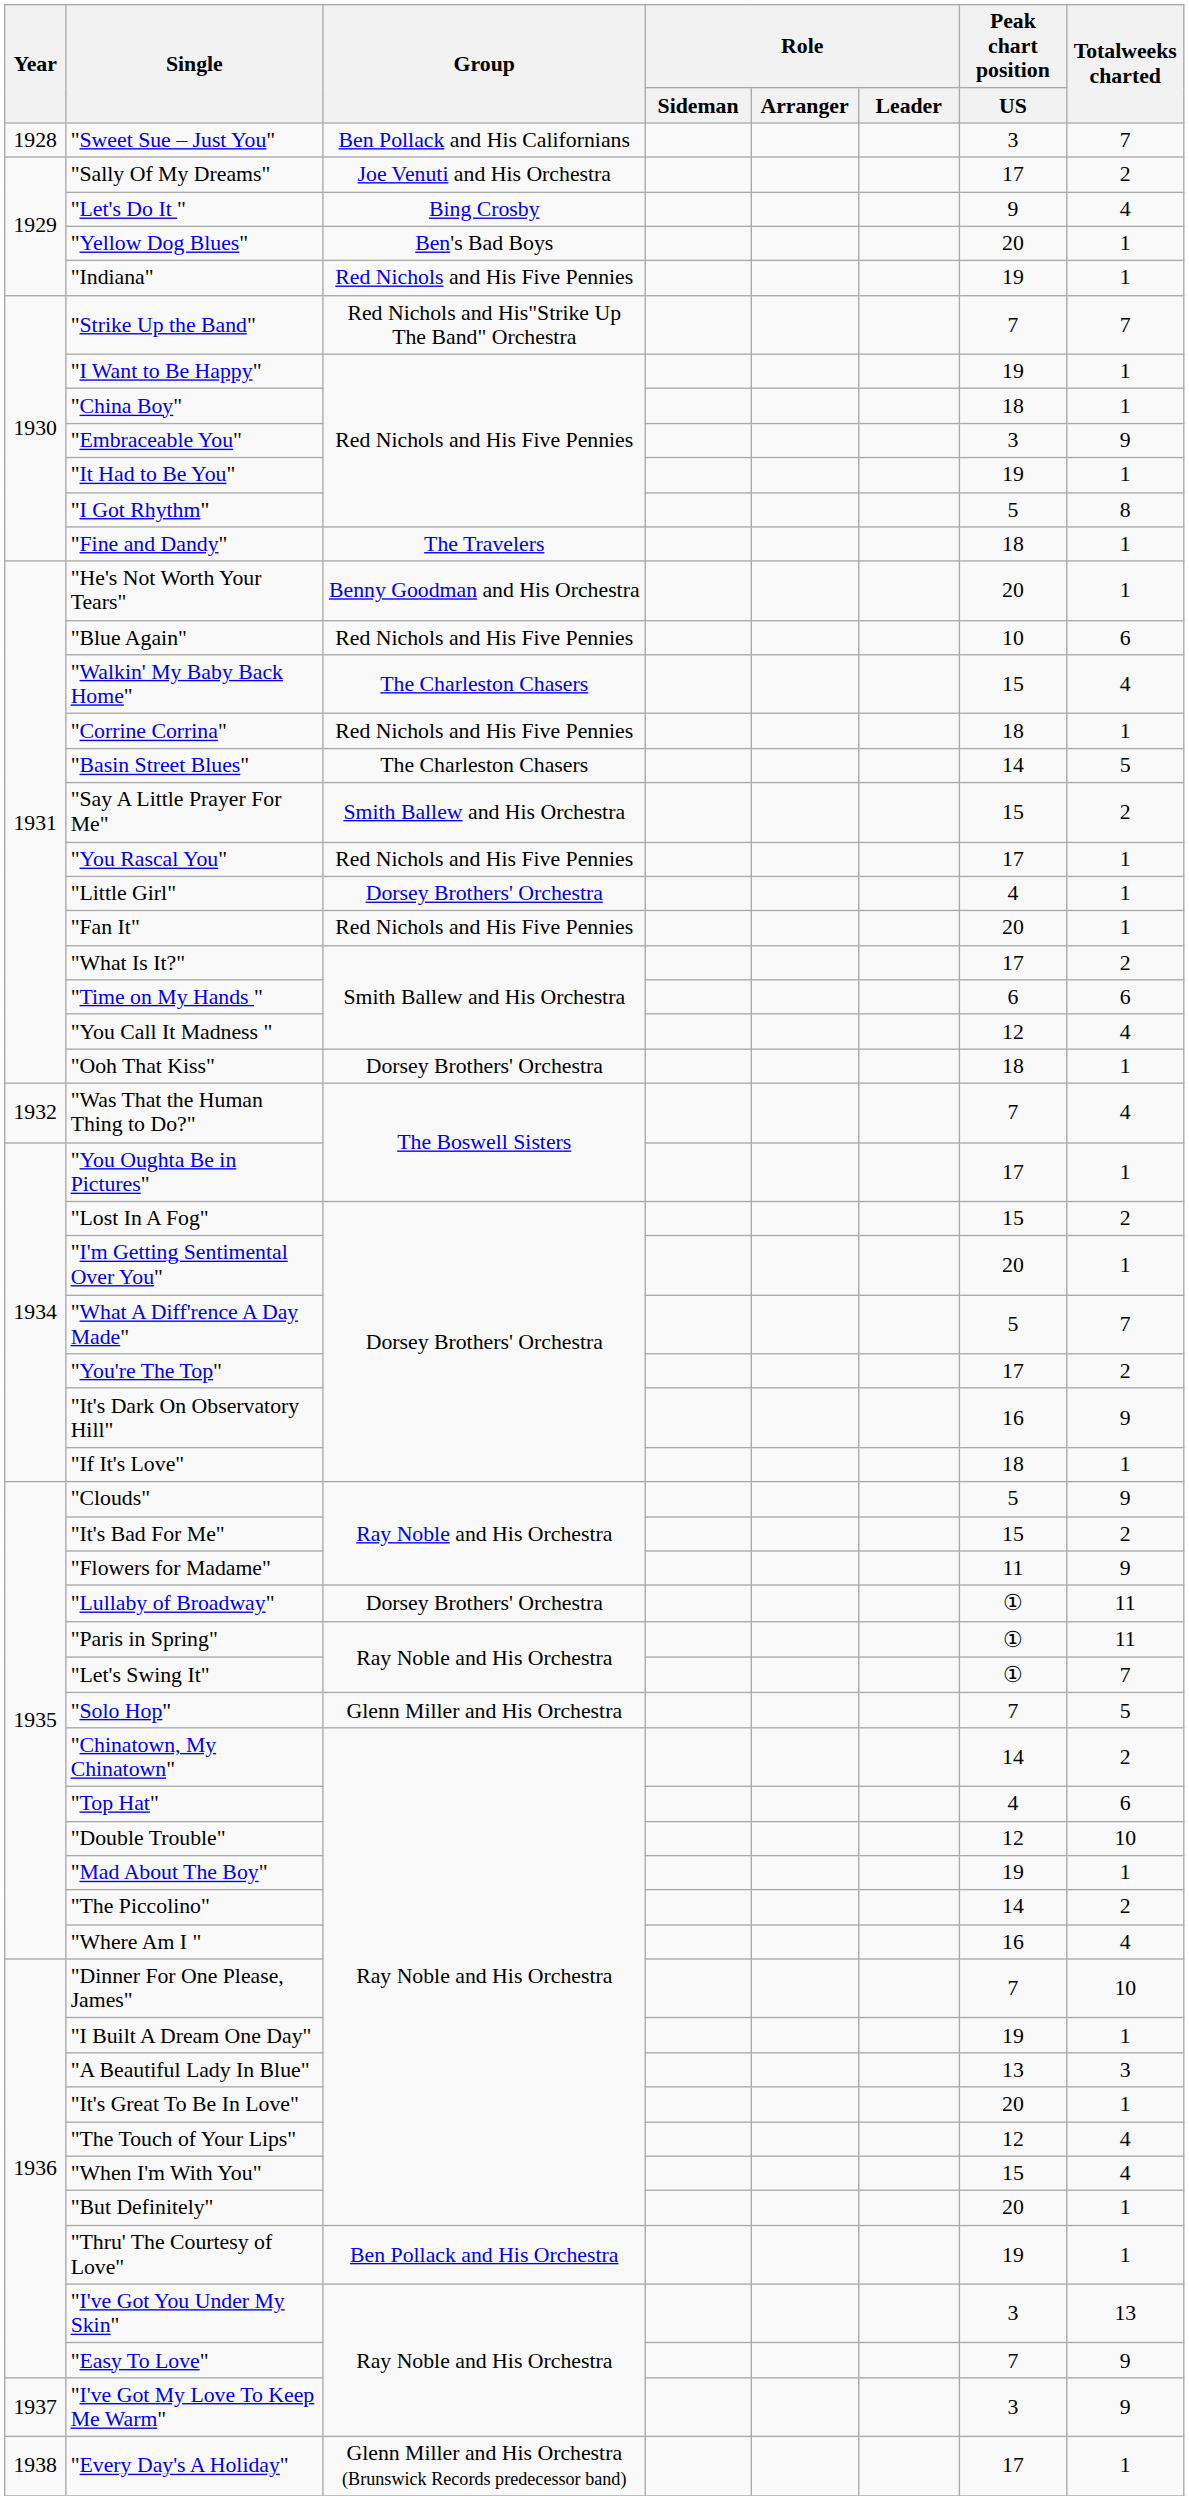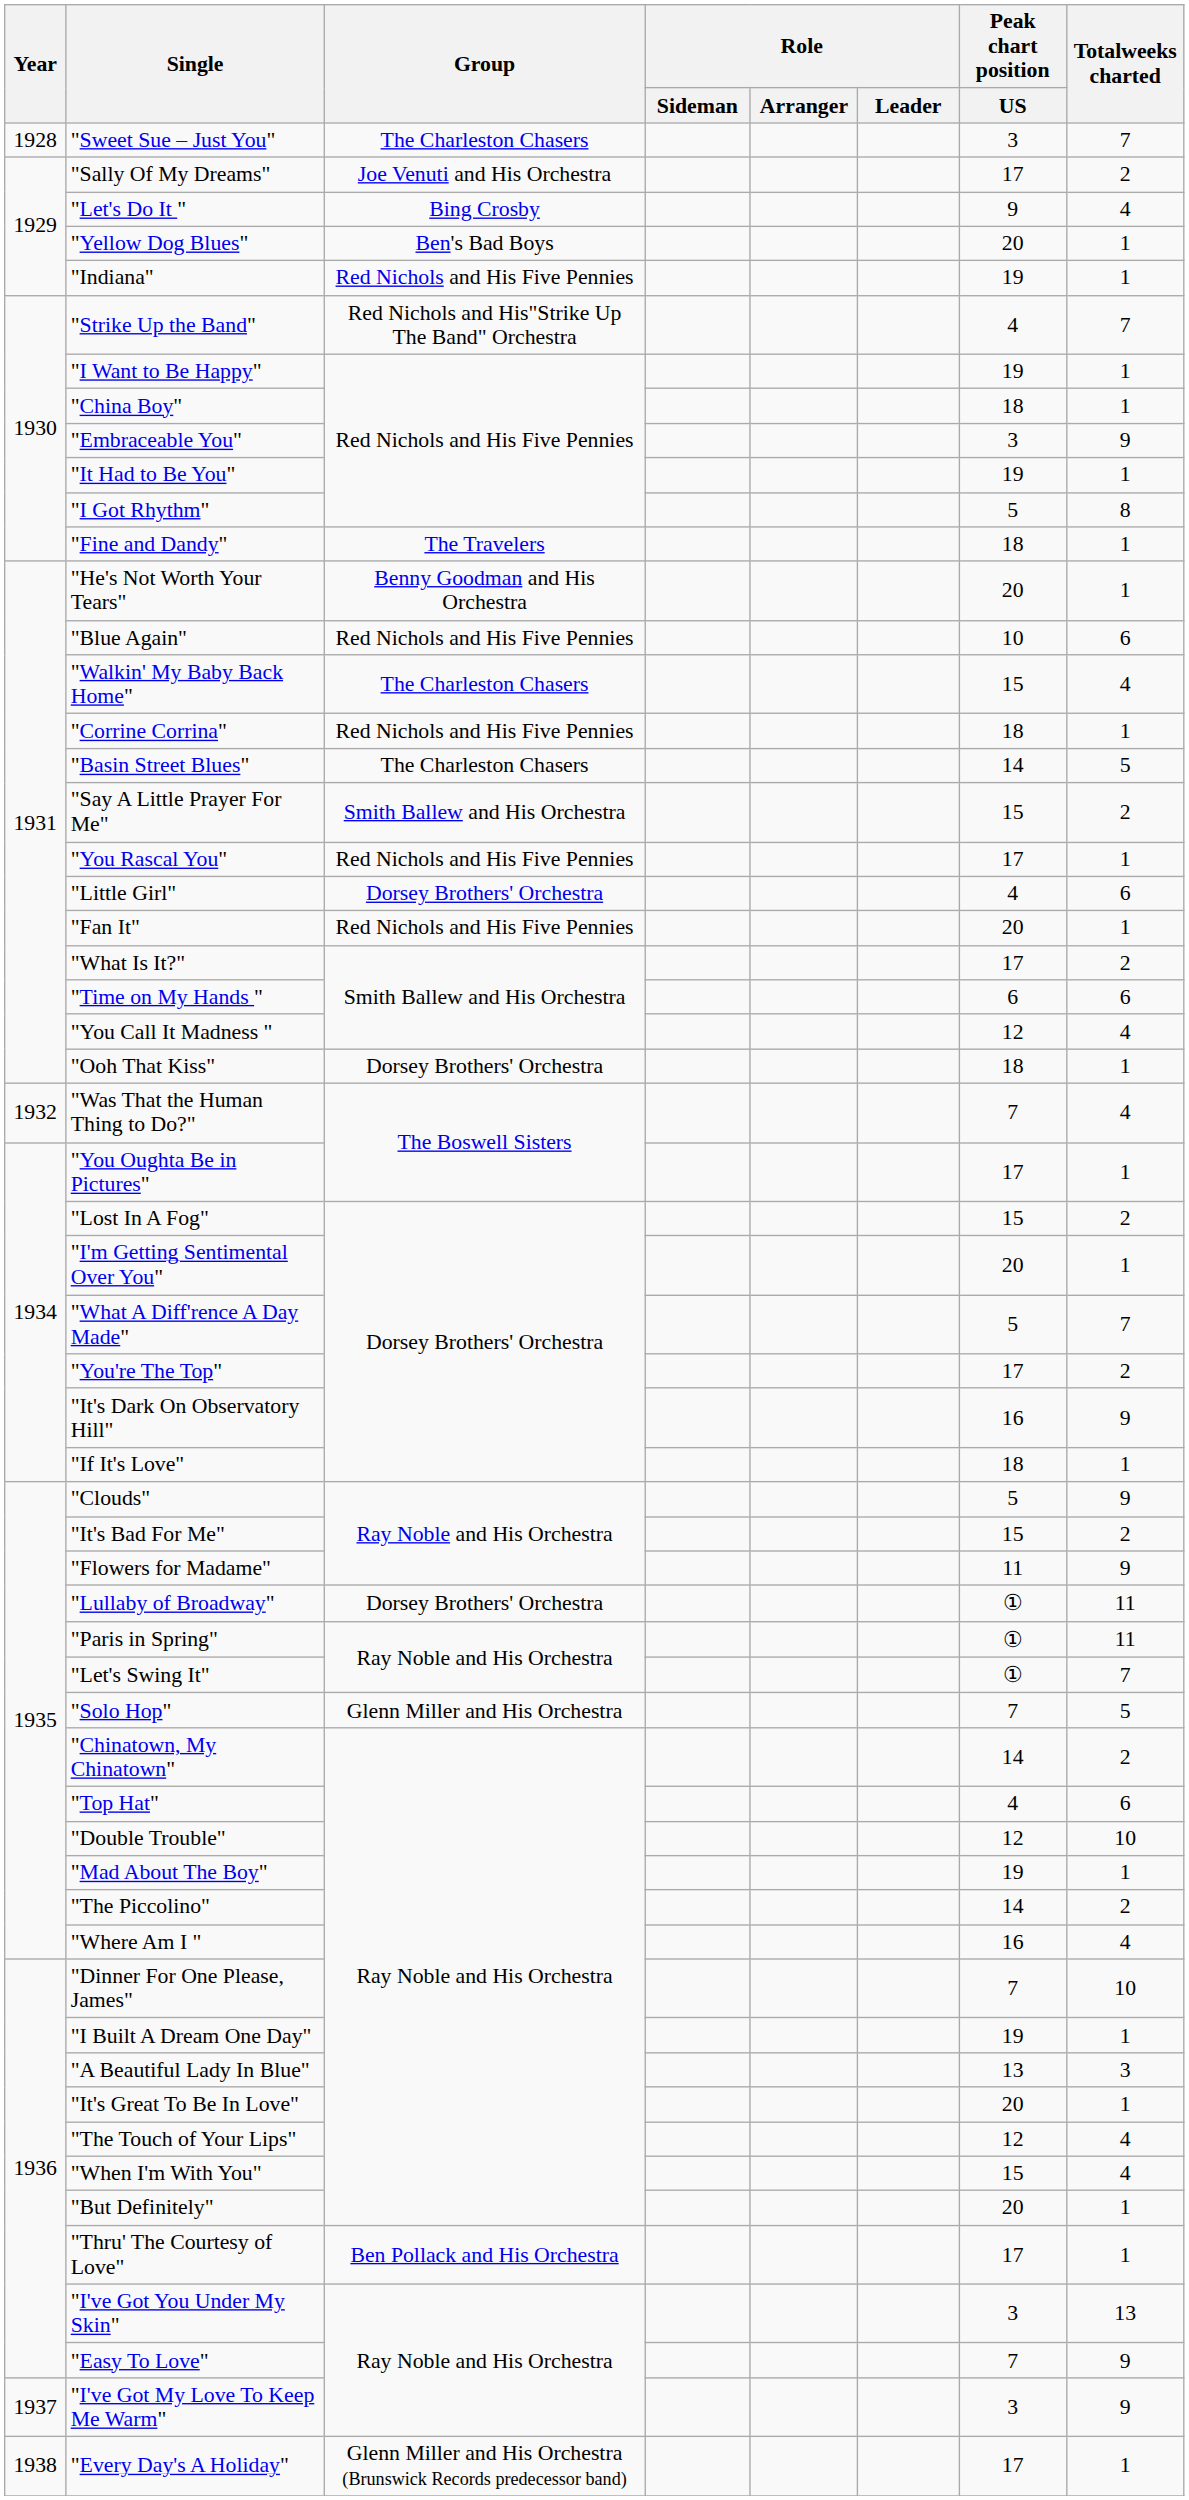(484, 139) Ben Pollack and His Californians -> (485, 139) The Charleston Chasers
(1013, 324) 7 -> (1013, 324) 4
(1125, 893) 1 -> (1125, 893) 6
(1013, 2254) 19 -> (1013, 2254) 17
